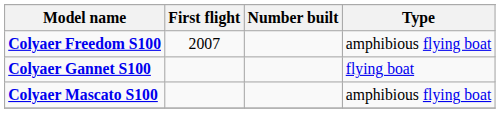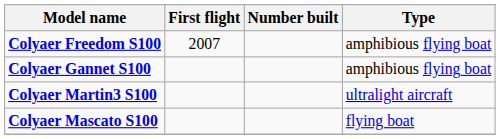(380, 69) flying boat -> (419, 69) amphibious flying boat
+ row: (83, 95)
(419, 95) amphibious flying boat -> (380, 121) flying boat
